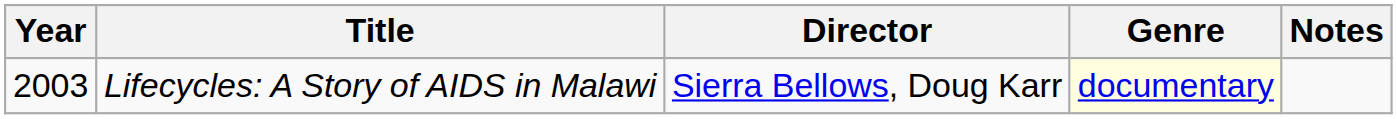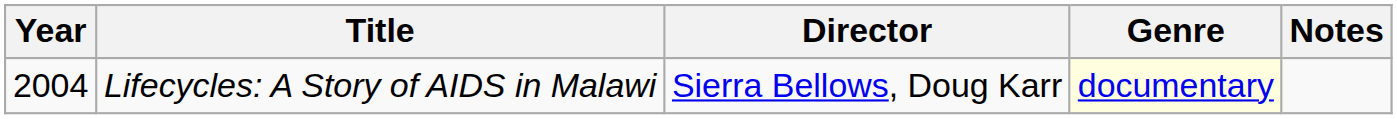(51, 85) 2003 -> (51, 85) 2004
